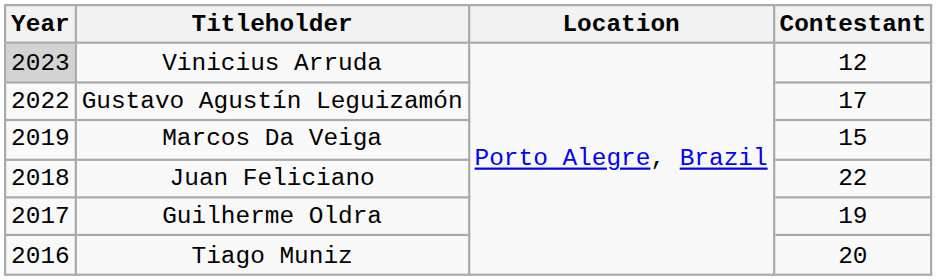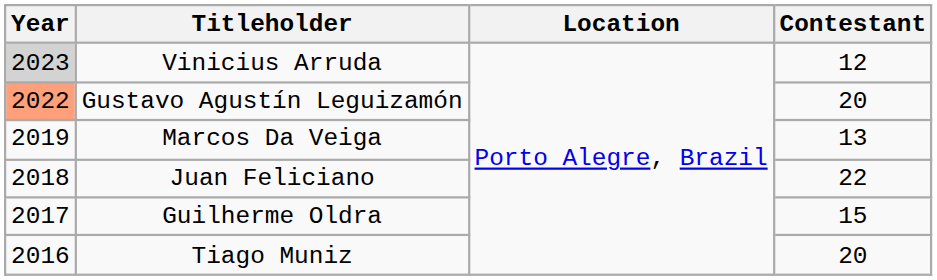(40, 101) no background -> (40, 101) lightsalmon background
(853, 101) 17 -> (853, 101) 20
(853, 140) 15 -> (853, 140) 13
(853, 217) 19 -> (853, 217) 15
